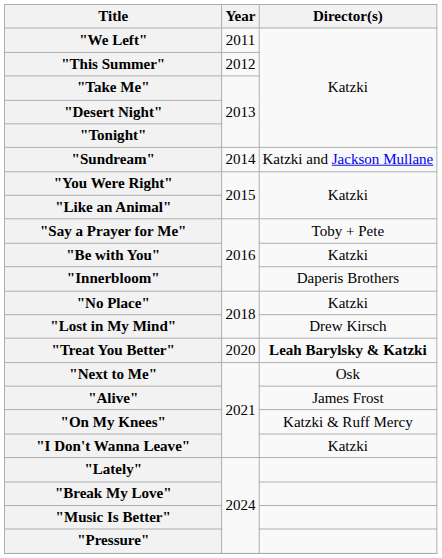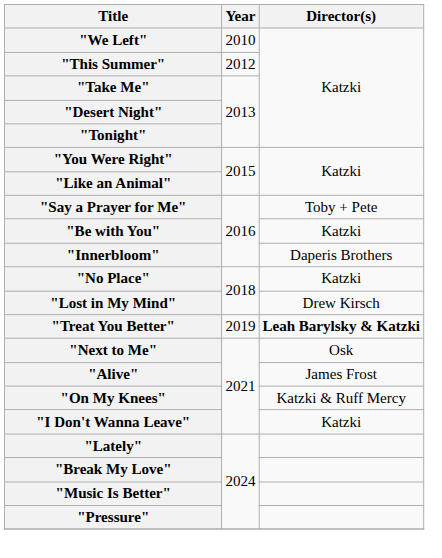(240, 40) 2011 -> (240, 40) 2010
- row: (113, 159)
(240, 350) 2020 -> (240, 326) 2019
